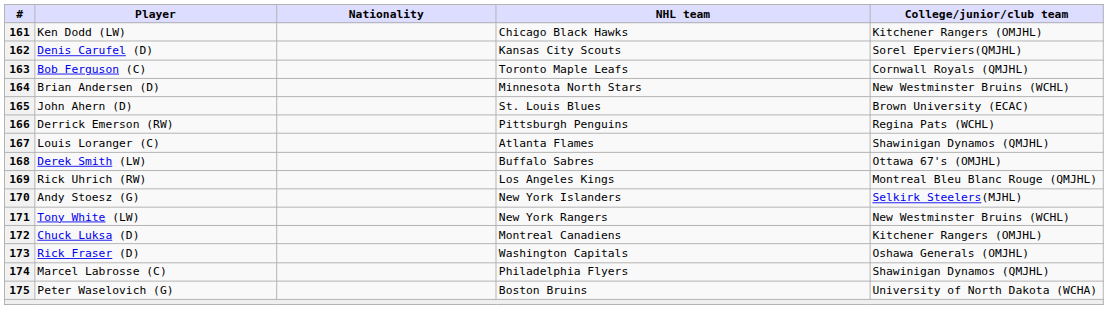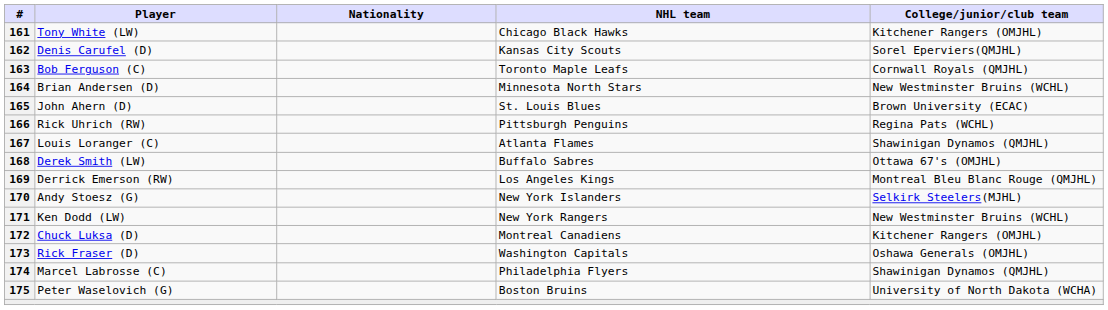(82, 32) Ken Dodd (LW) -> (88, 32) Tony White (LW)
(105, 124) Derrick Emerson (RW) -> (92, 124) Rick Uhrich (RW)
(92, 180) Rick Uhrich (RW) -> (105, 180) Derrick Emerson (RW)
(88, 216) Tony White (LW) -> (82, 216) Ken Dodd (LW)
